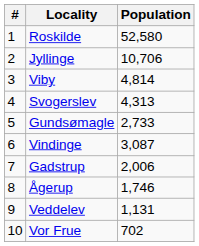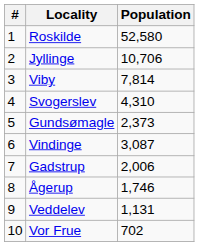(138, 79) 4,814 -> (138, 79) 7,814
(138, 101) 4,313 -> (138, 101) 4,310
(138, 123) 2,733 -> (138, 123) 2,373
